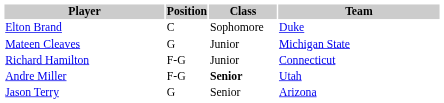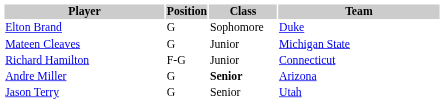(171, 27) C -> (171, 27) G
(176, 76) F-G -> (171, 76) G
(290, 76) Utah -> (298, 76) Arizona
(298, 92) Arizona -> (290, 92) Utah
